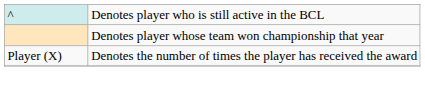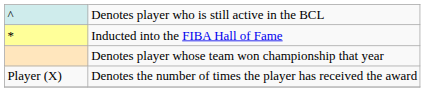+ row: (187, 35)
